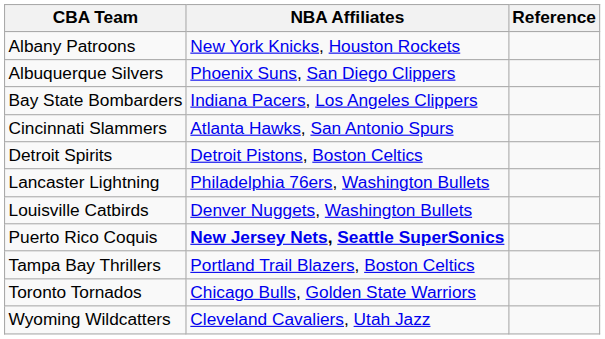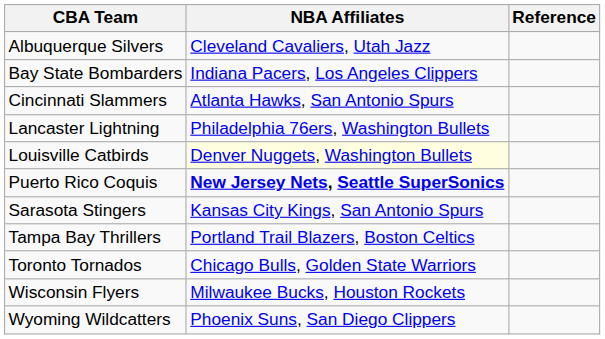- row: (72, 45)
(323, 73) Phoenix Suns, San Diego Clippers -> (310, 45) Cleveland Cavaliers, Utah Jazz
- row: (60, 155)
(331, 210) no background -> (331, 155) lightyellow background
+ row: (77, 210)
+ row: (74, 292)
(310, 319) Cleveland Cavaliers, Utah Jazz -> (323, 319) Phoenix Suns, San Diego Clippers
